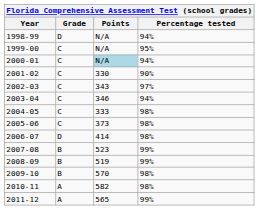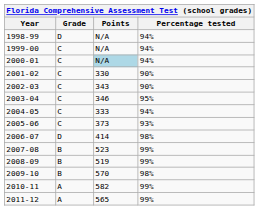(147, 48) 95% -> (147, 48) 94%
(147, 86) 97% -> (147, 86) 90%
(147, 98) 94% -> (147, 98) 95%
(147, 111) 98% -> (147, 111) 94%
(147, 123) 98% -> (147, 123) 93%
(147, 186) 98% -> (147, 186) 99%
